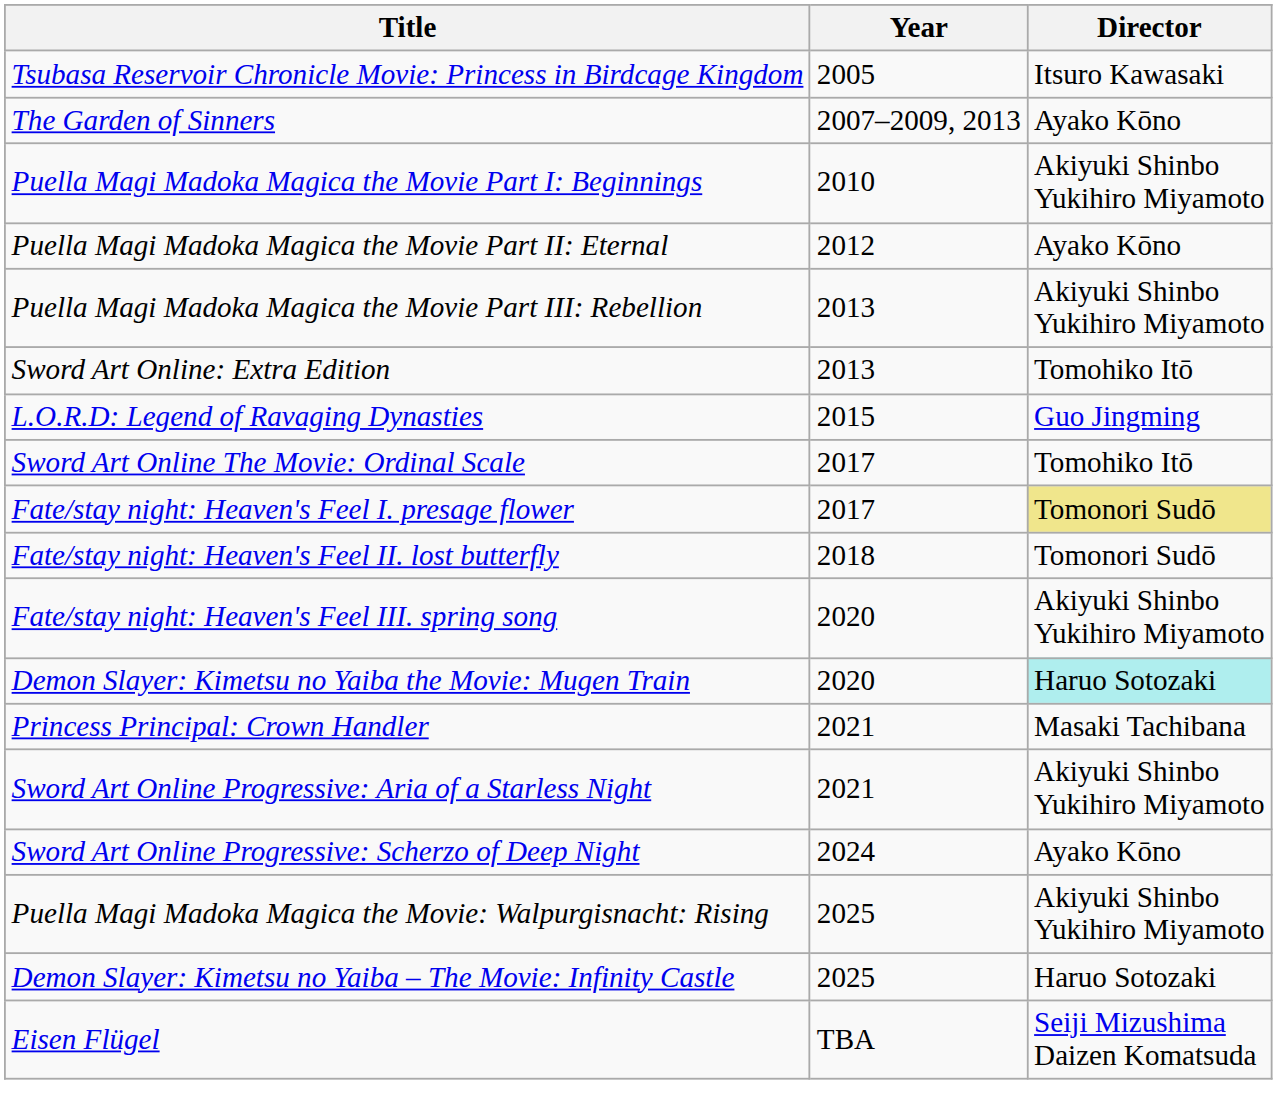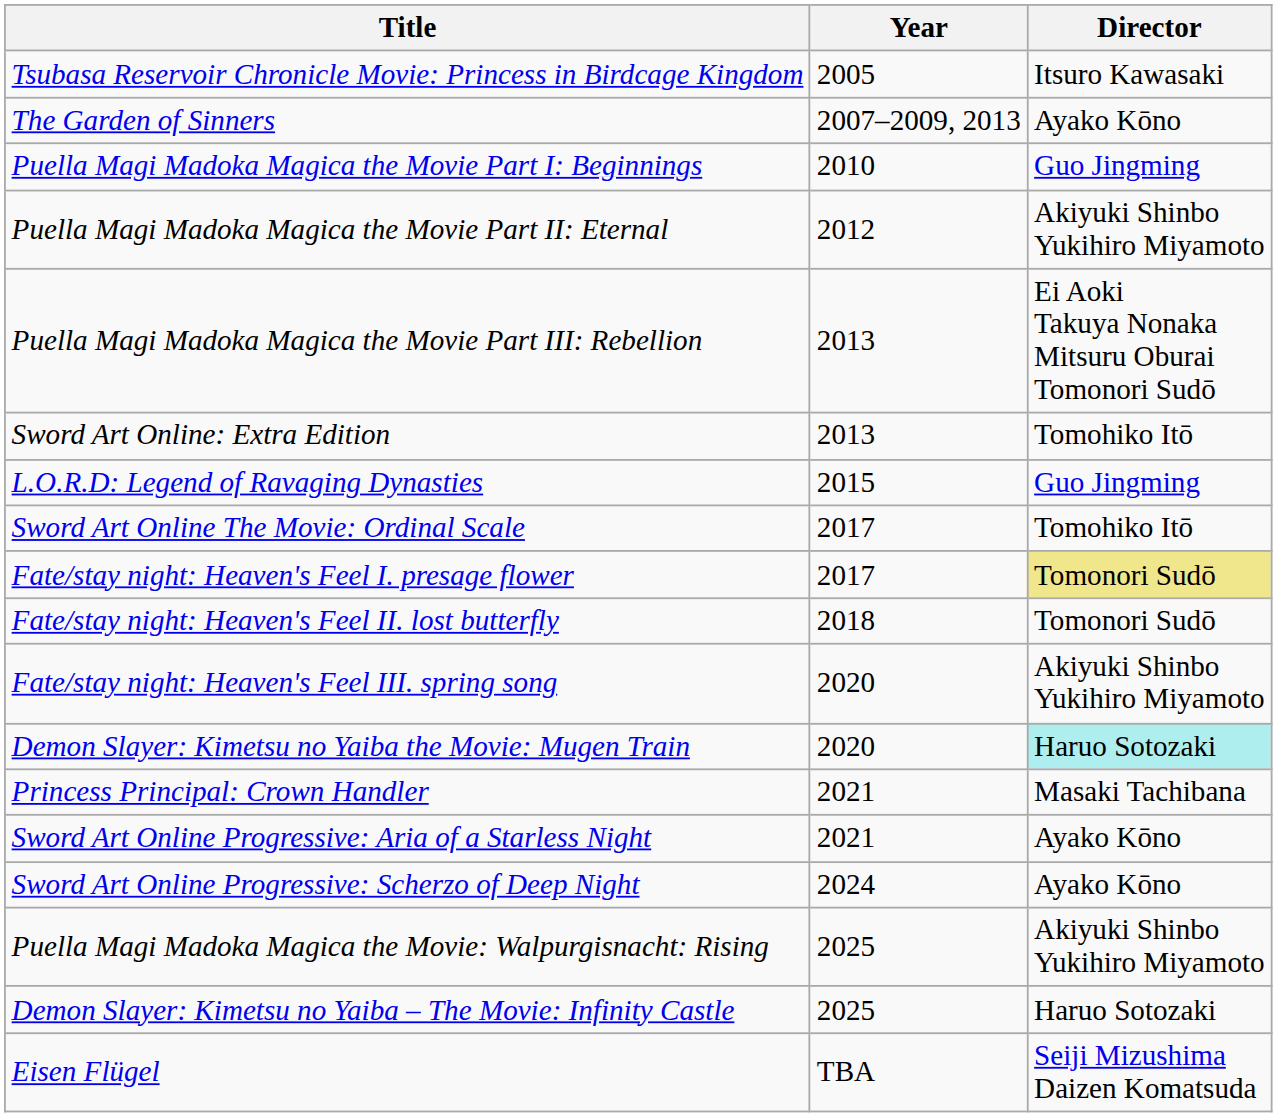(1149, 182) Akiyuki Shinbo Yukihiro Miyamoto -> (1117, 166) Guo Jingming
(1108, 245) Ayako Kōno -> (1149, 228) Akiyuki Shinbo Yukihiro Miyamoto
(1149, 307) Akiyuki Shinbo Yukihiro Miyamoto -> (1126, 340) Ei Aoki Takuya Nonaka Mitsuru Oburai Tomonori Sudō
(1149, 788) Akiyuki Shinbo Yukihiro Miyamoto -> (1108, 837) Ayako Kōno
